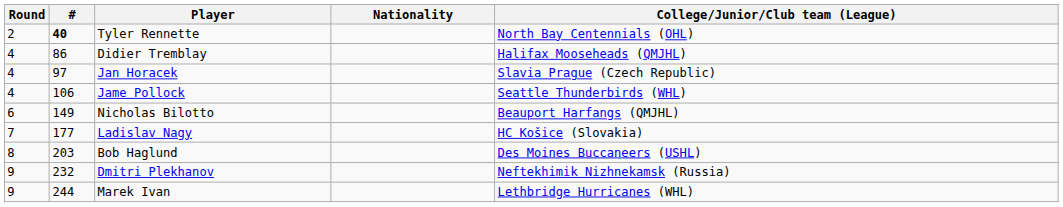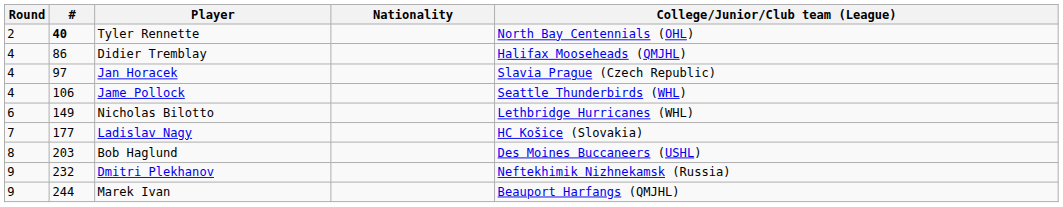(589, 113) Beauport Harfangs (QMJHL) -> (596, 113) Lethbridge Hurricanes (WHL)
(596, 192) Lethbridge Hurricanes (WHL) -> (589, 192) Beauport Harfangs (QMJHL)
